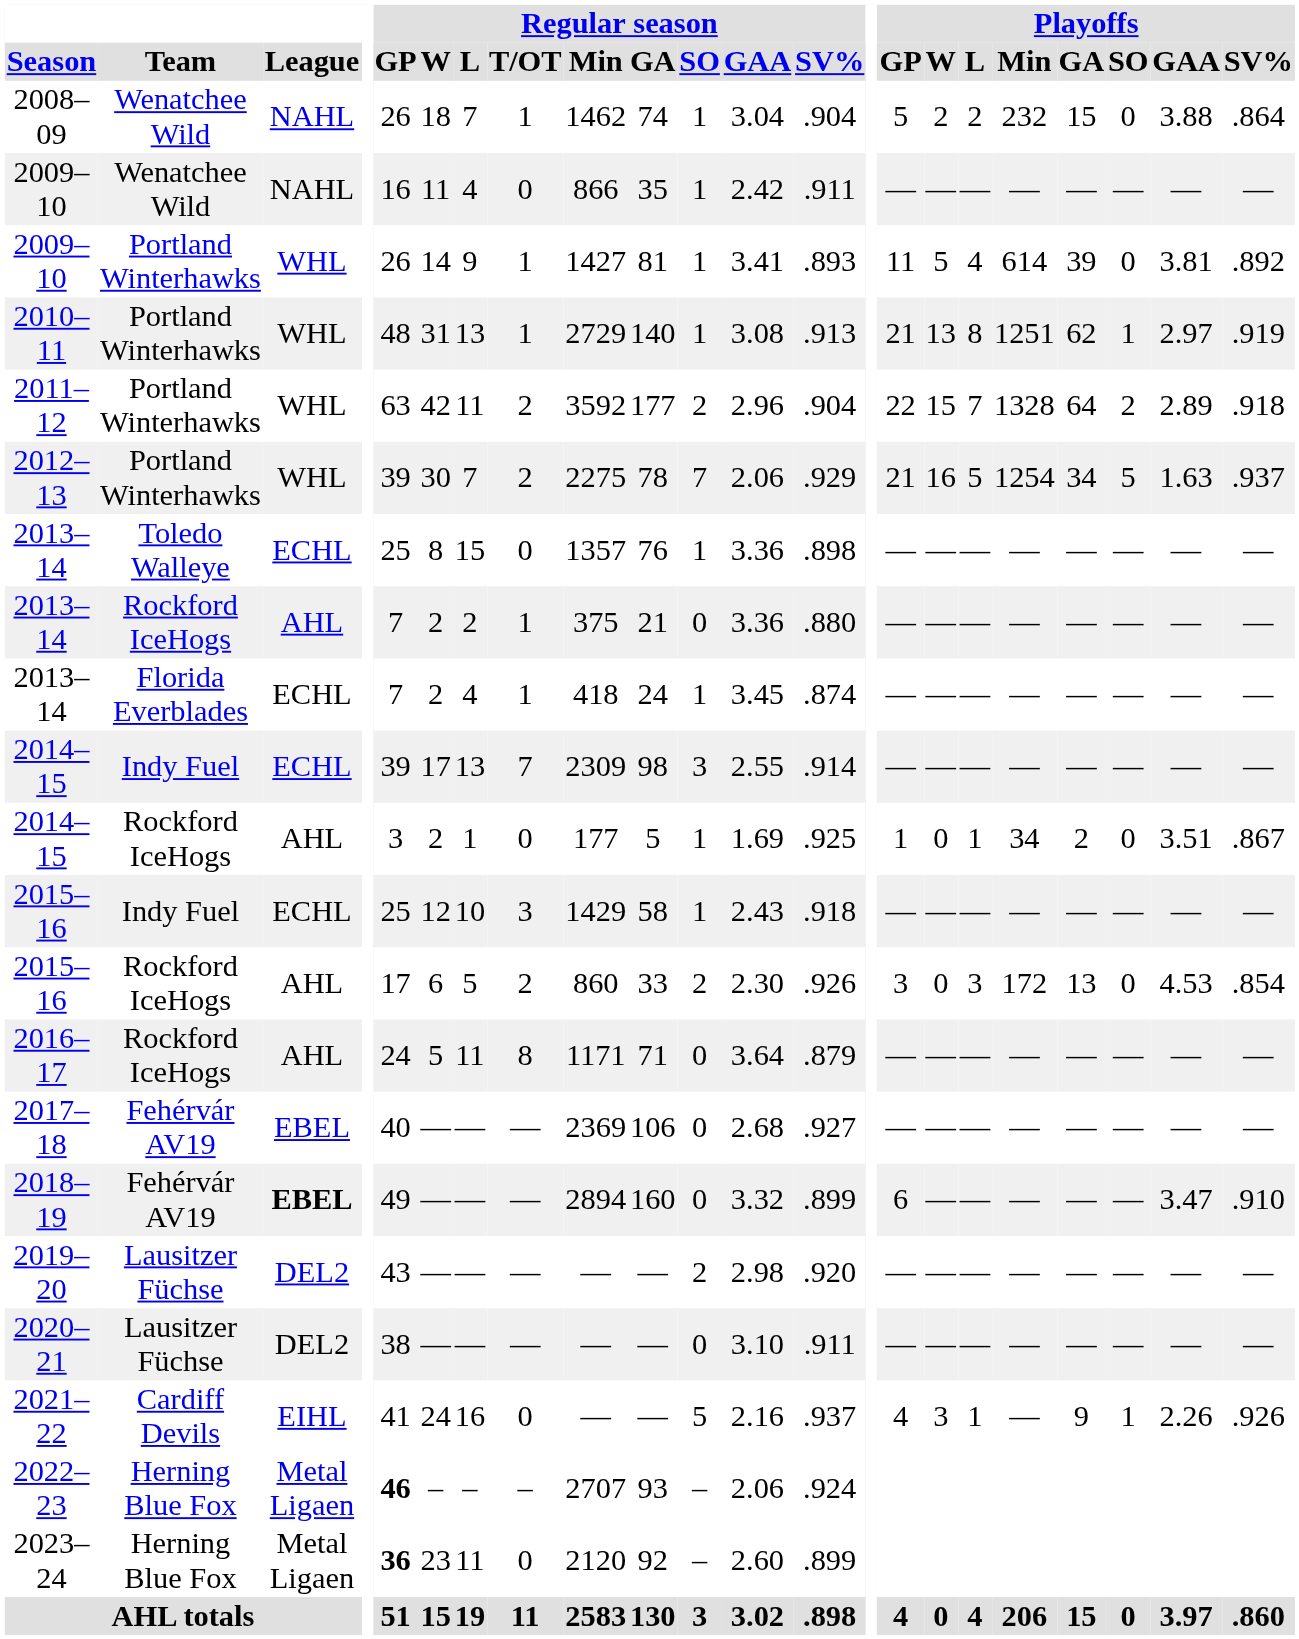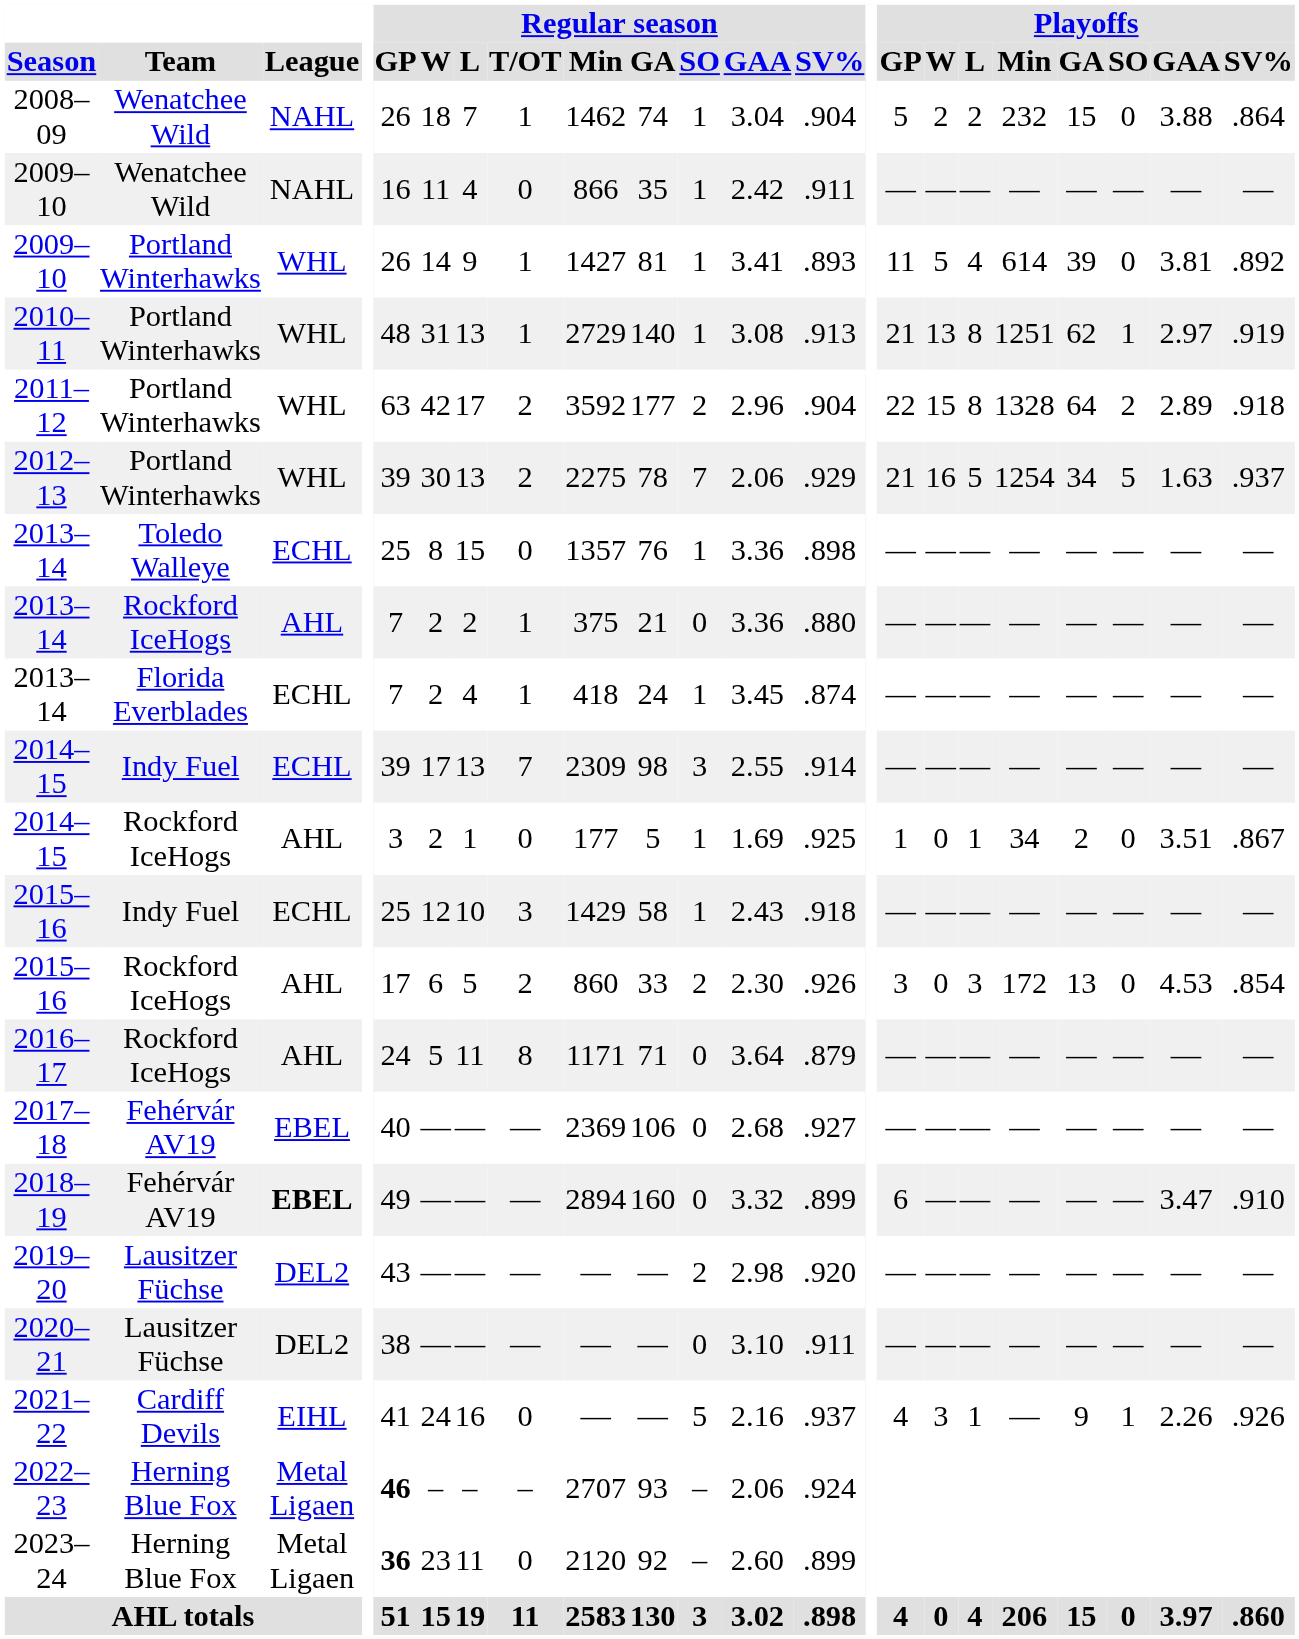(470, 405) 11 -> (470, 405) 17
(975, 405) 7 -> (975, 405) 8
(470, 477) 7 -> (470, 477) 13
